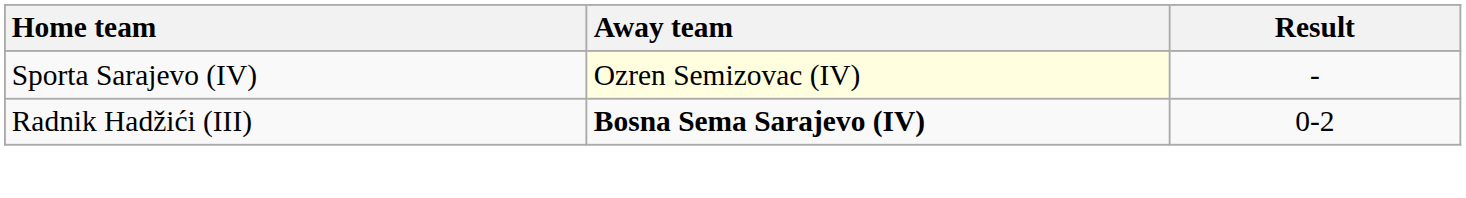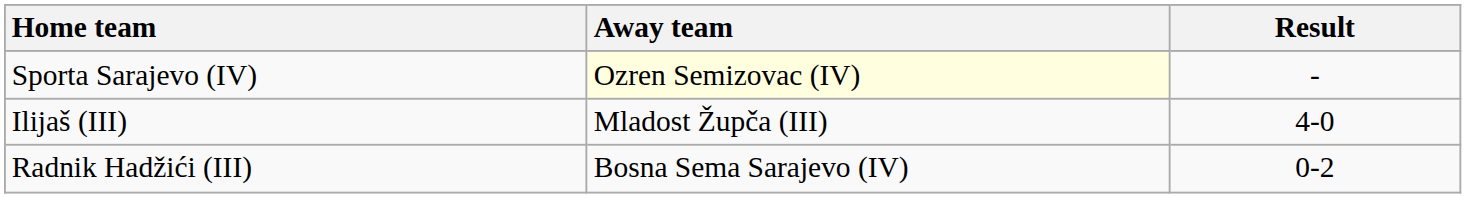+ row: (69, 121)
(759, 121) bold -> (751, 167) normal
